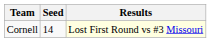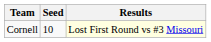(48, 29) 14 -> (48, 29) 10
